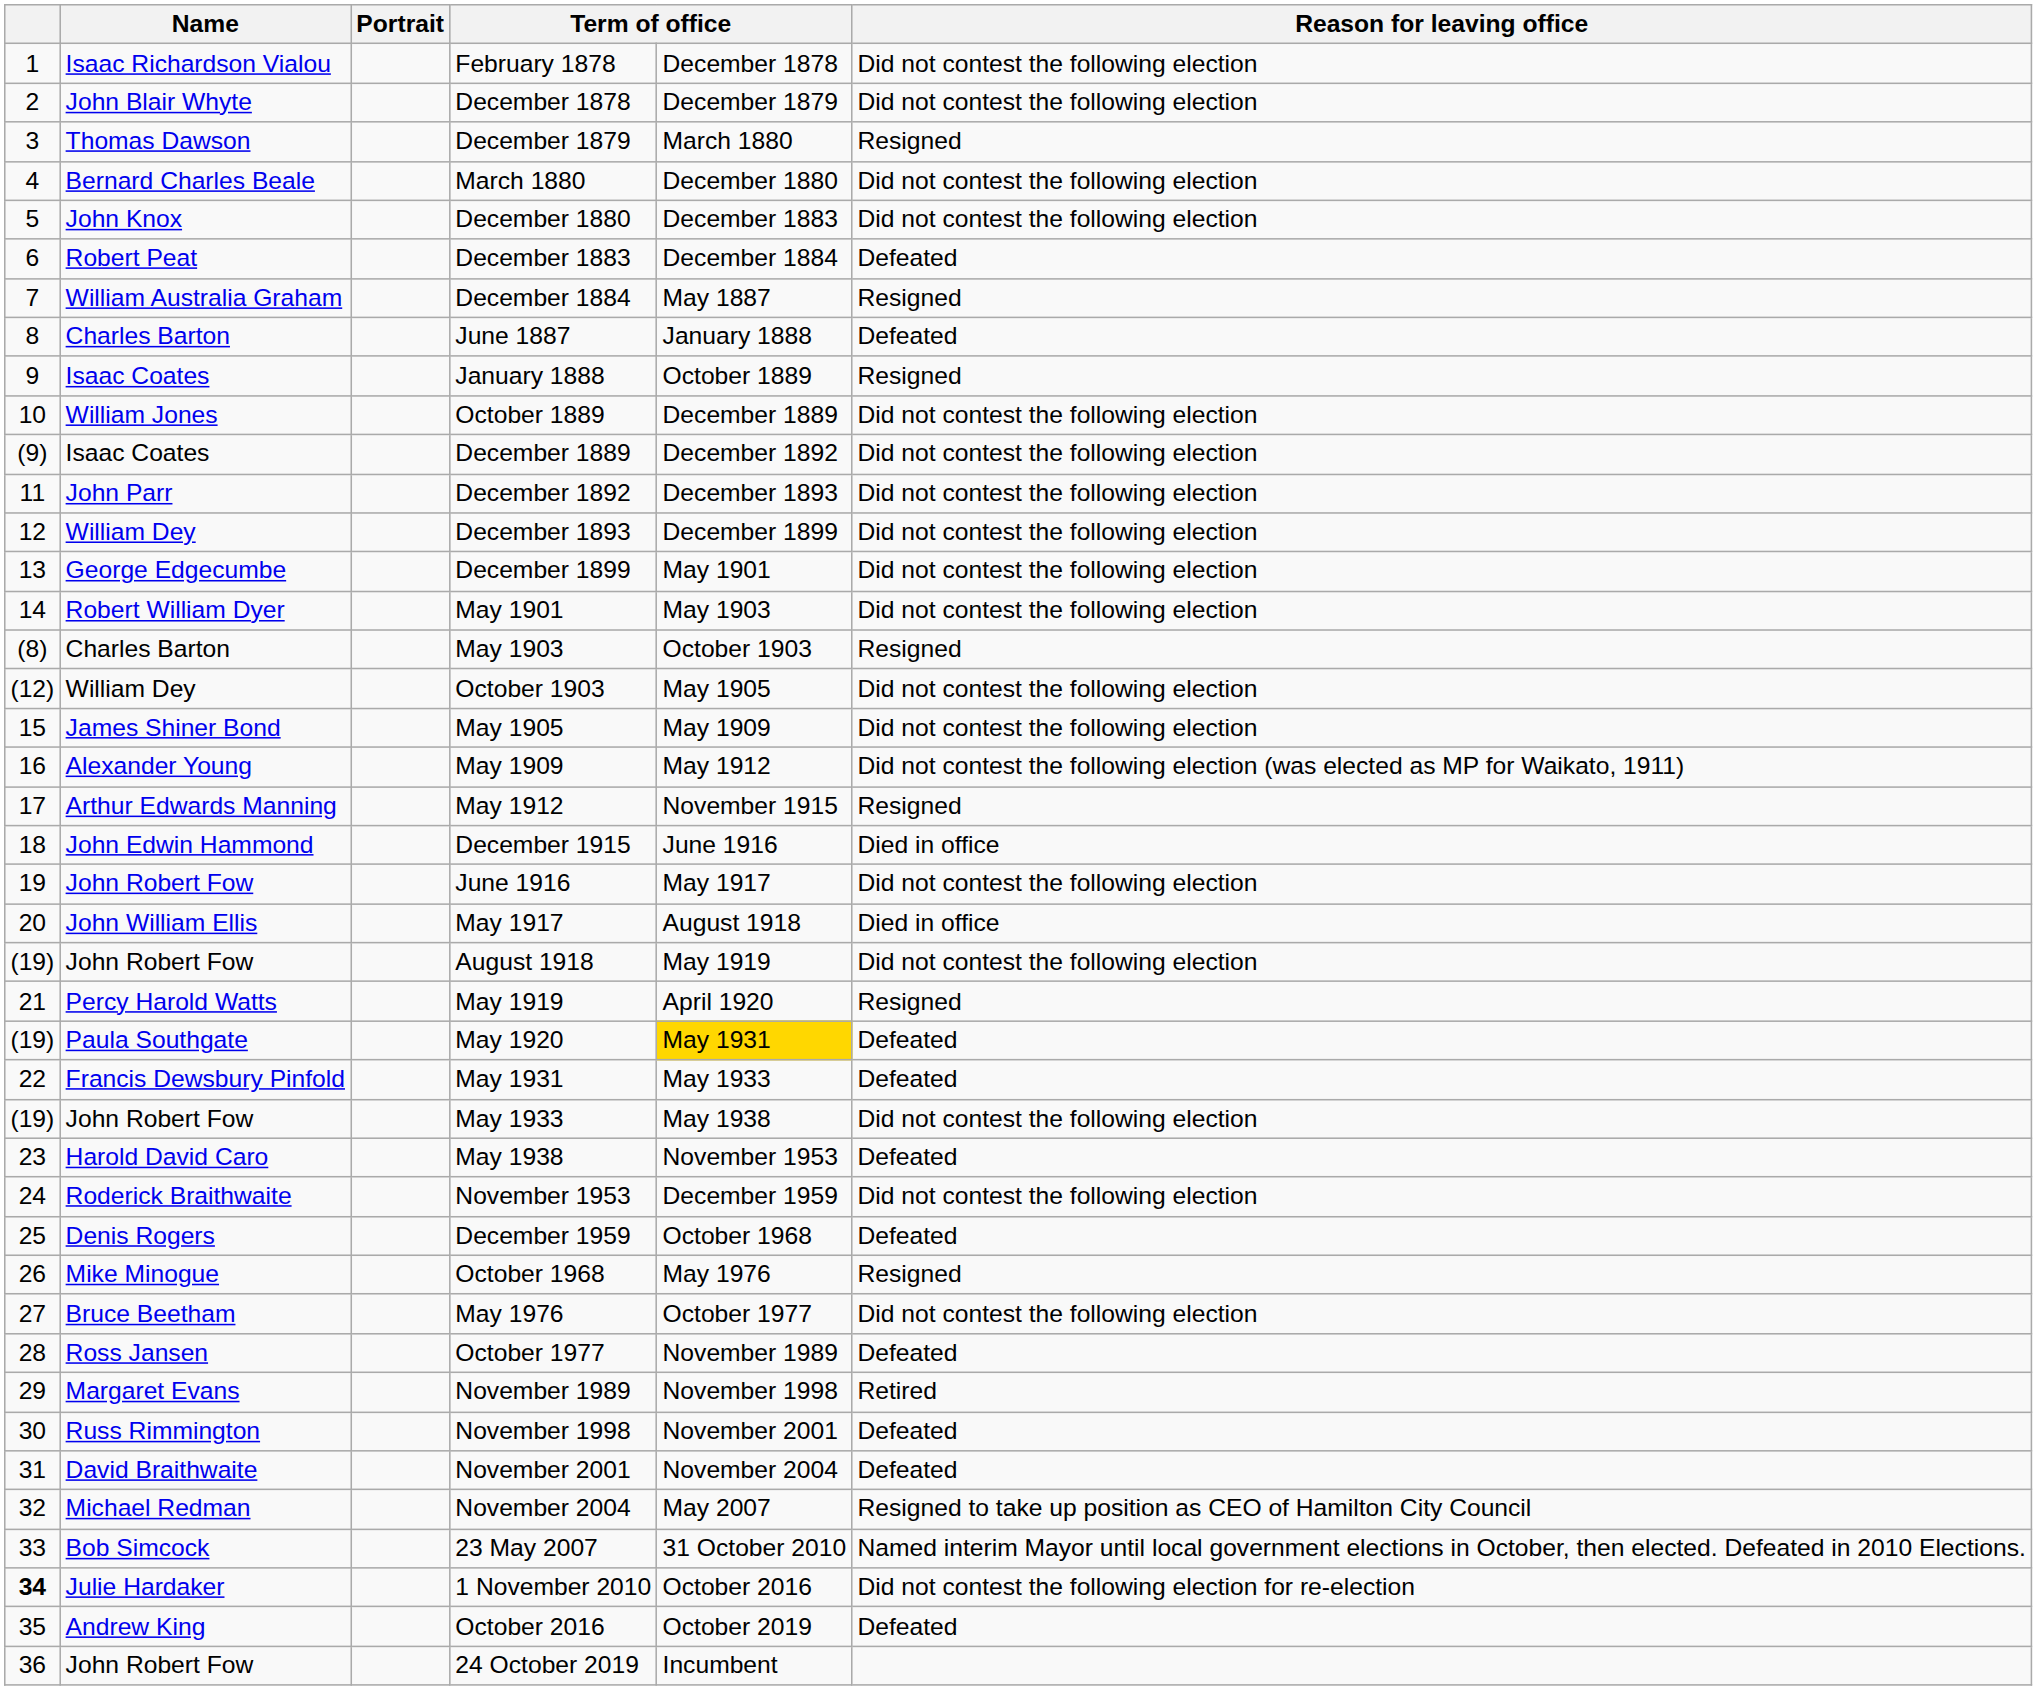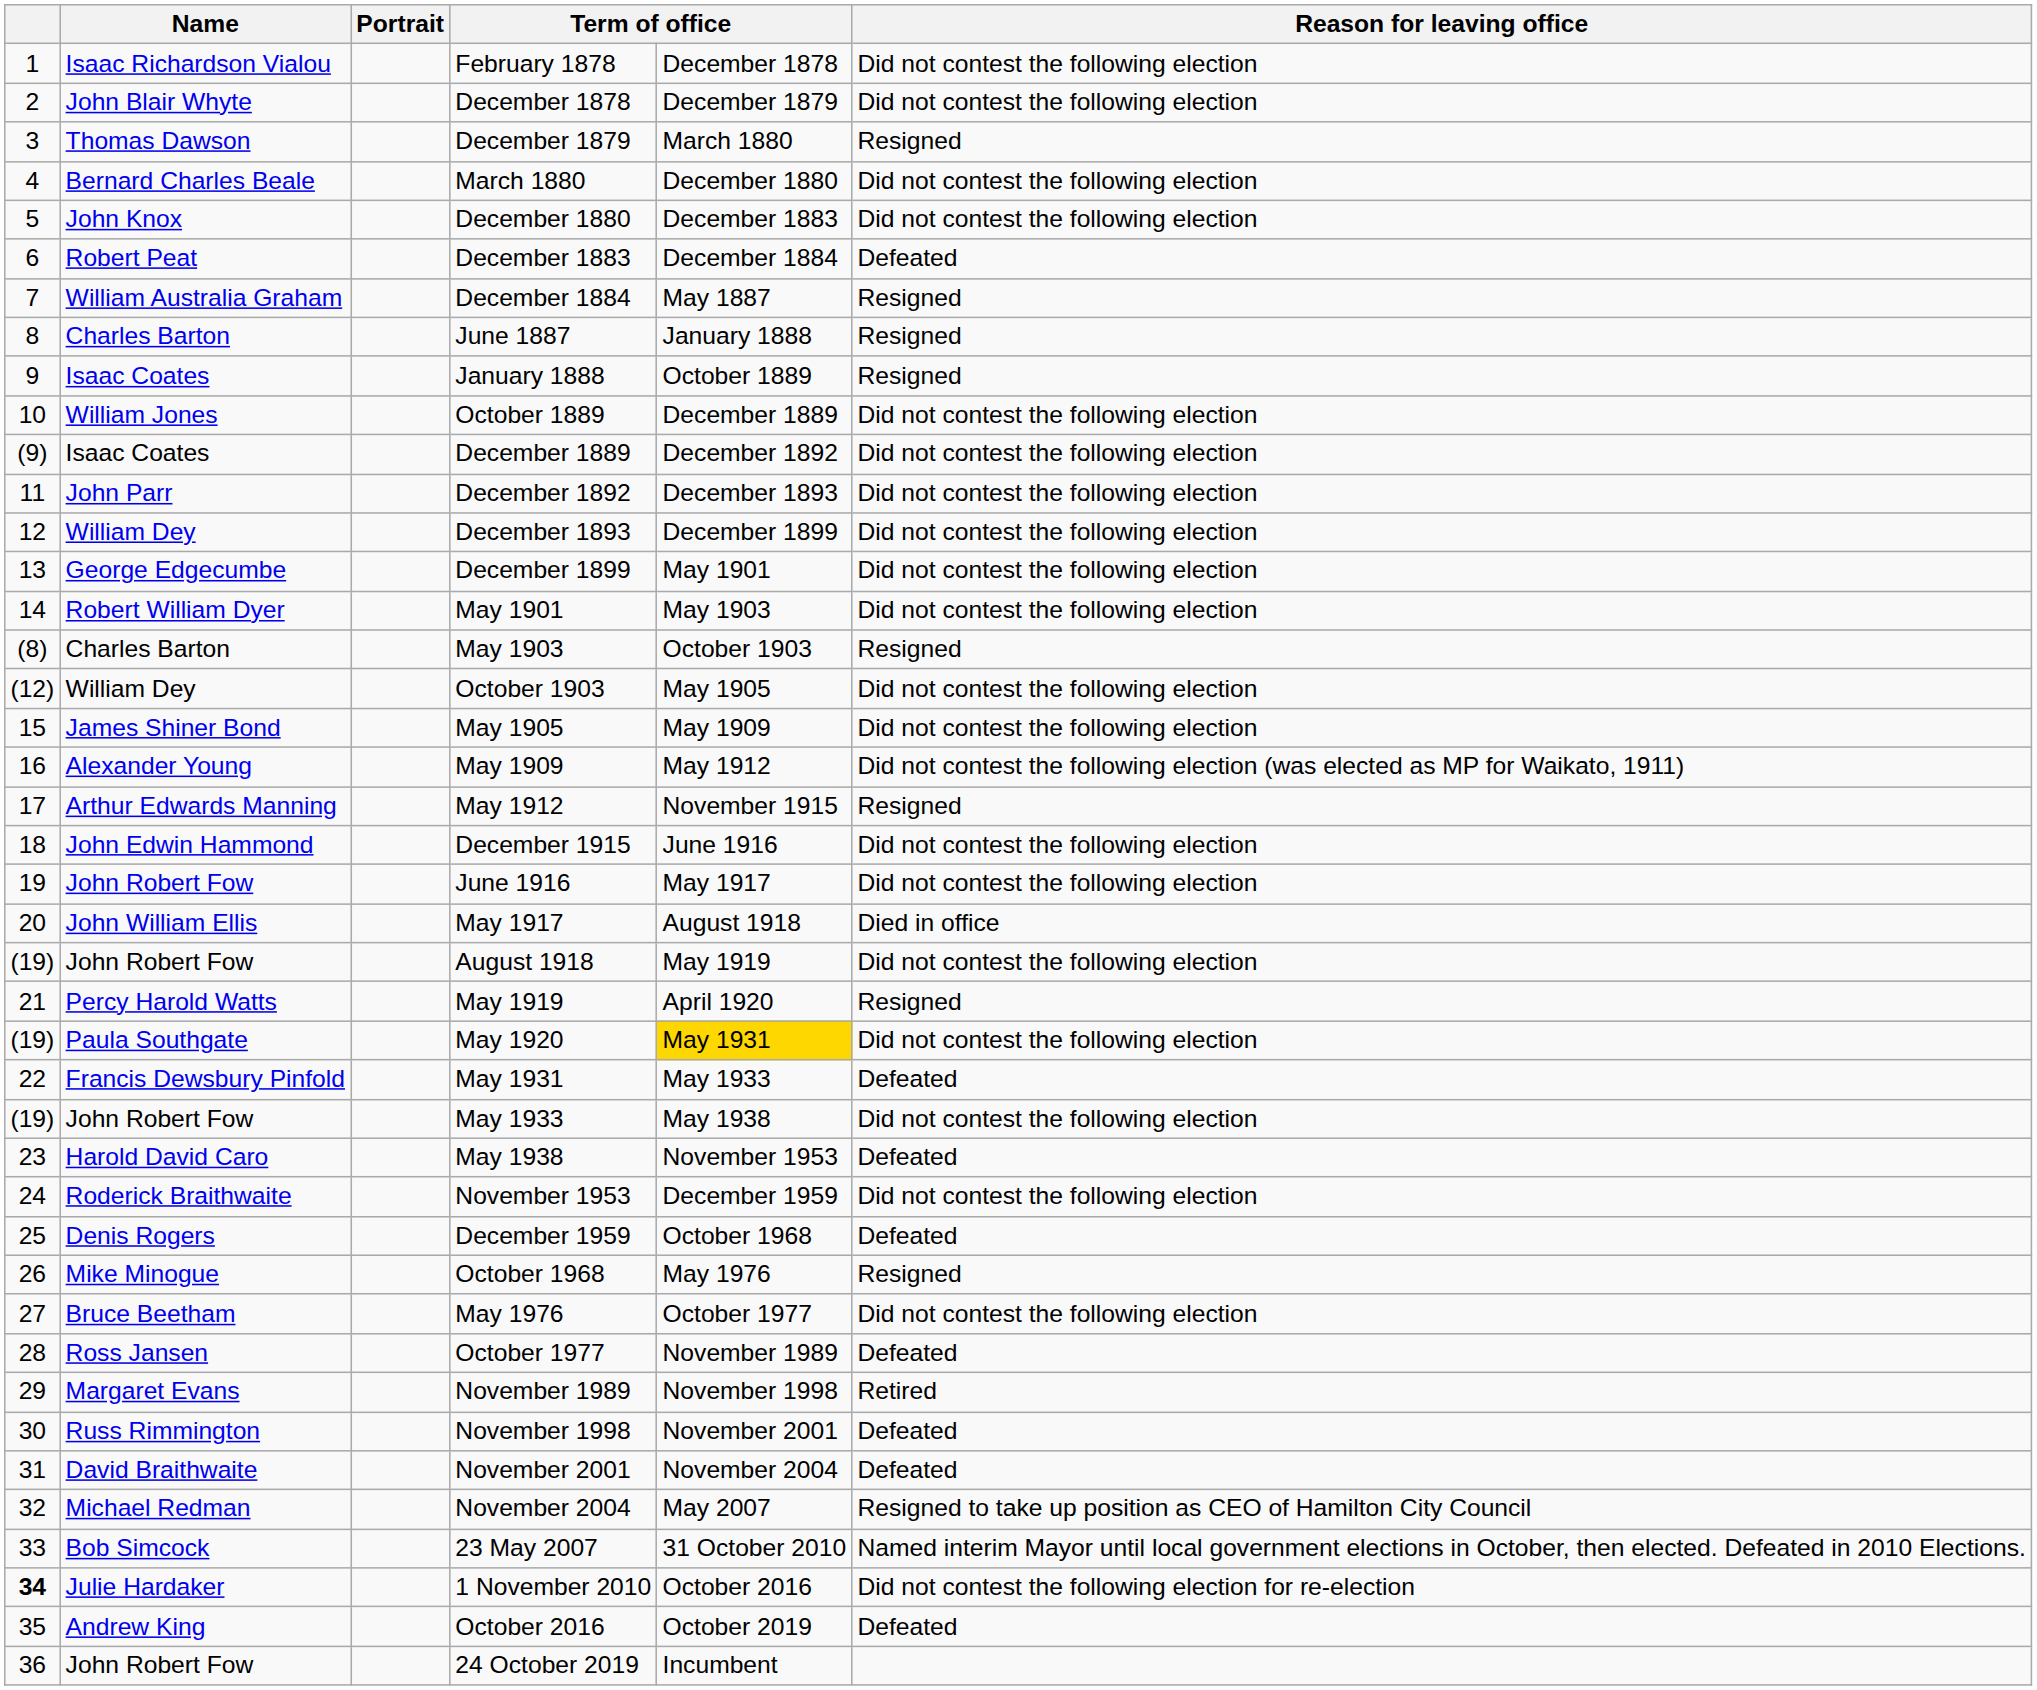(907, 336) Defeated -> (910, 336) Resigned
(928, 844) Died in office -> (1057, 844) Did not contest the following election
(907, 1040) Defeated -> (1057, 1040) Did not contest the following election
